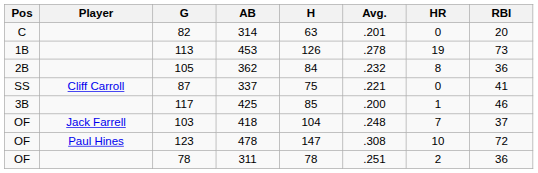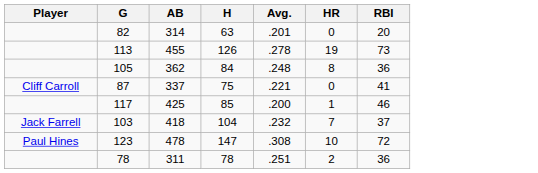- column: (22, 13)
(248, 50) 453 -> (175, 50) 455
(374, 68) .232 -> (279, 68) .248
(374, 123) .248 -> (279, 123) .232
